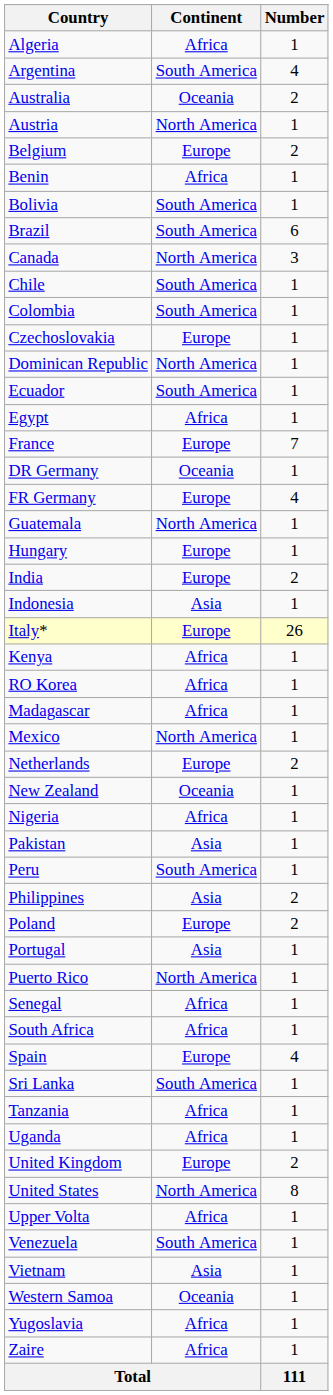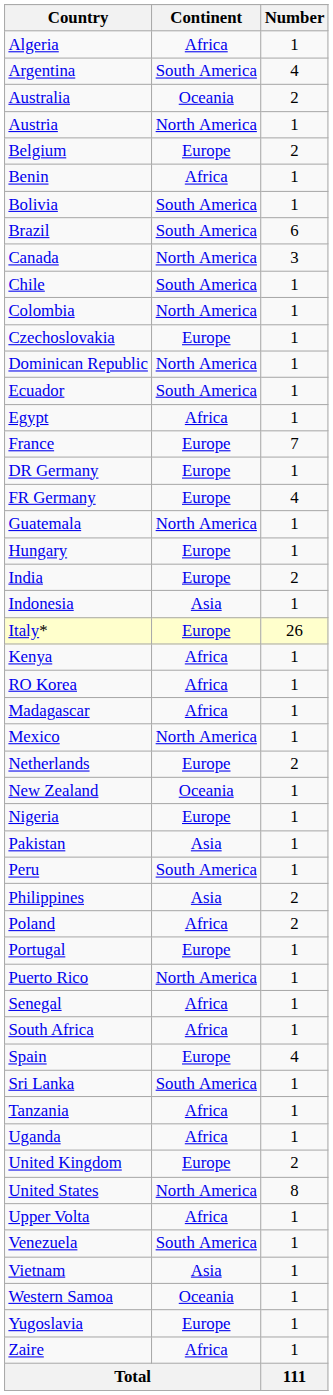(206, 310) South America -> (206, 310) North America
(206, 470) Oceania -> (206, 470) Europe
(206, 817) Africa -> (206, 817) Europe
(206, 923) Europe -> (206, 923) Africa
(206, 950) Asia -> (206, 950) Europe
(206, 1323) Africa -> (206, 1323) Europe
